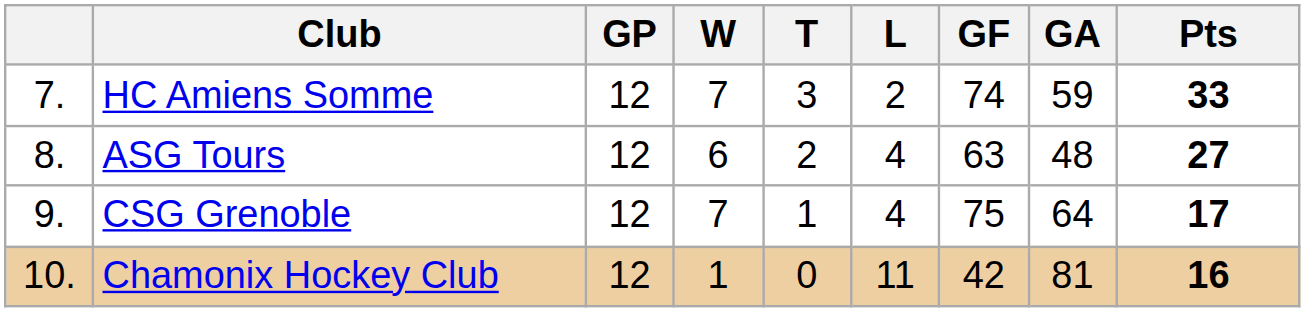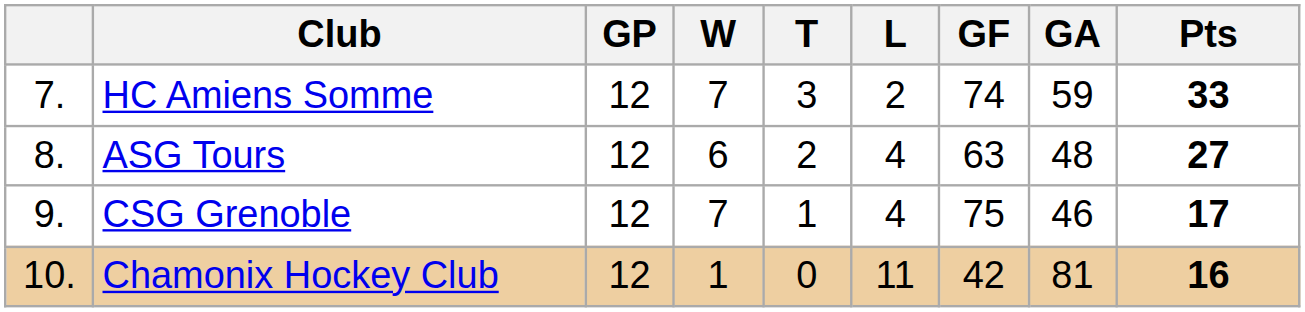(1072, 214) 64 -> (1072, 214) 46
